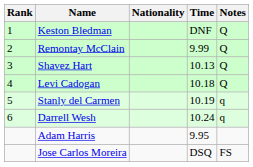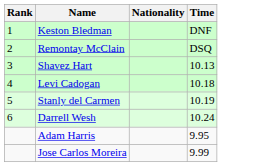- column: (233, 13)
(199, 48) 9.99 -> (201, 48) DSQ
(201, 153) DSQ -> (199, 153) 9.99
